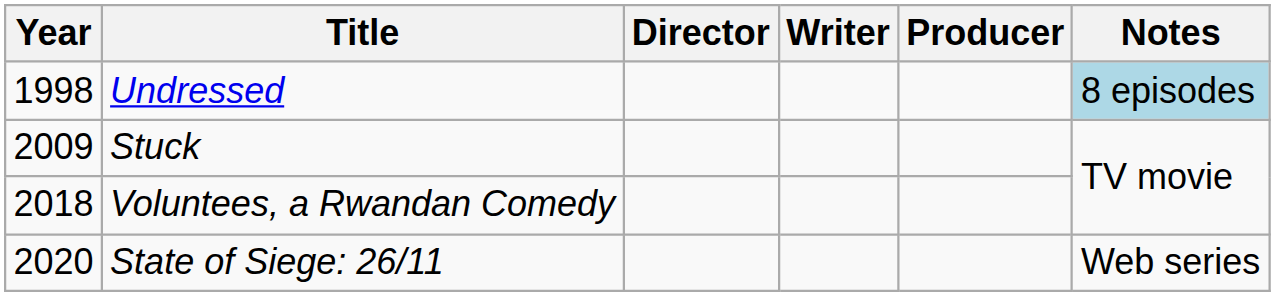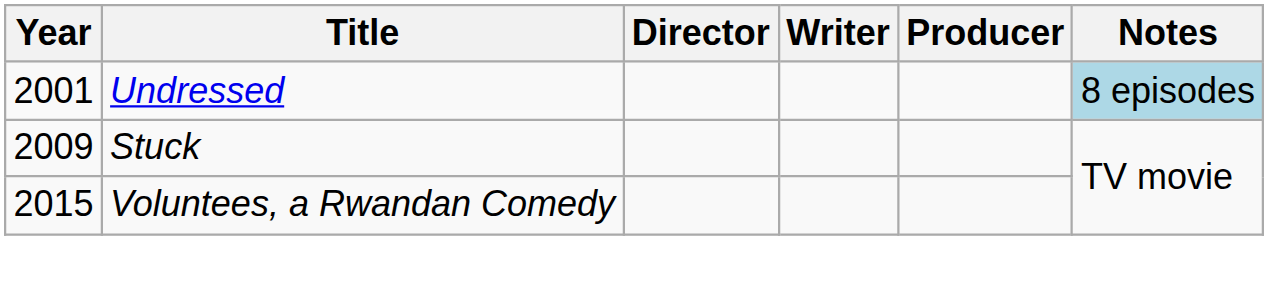(53, 90) 1998 -> (53, 90) 2001
(53, 204) 2018 -> (53, 204) 2015
- row: (277, 261)
